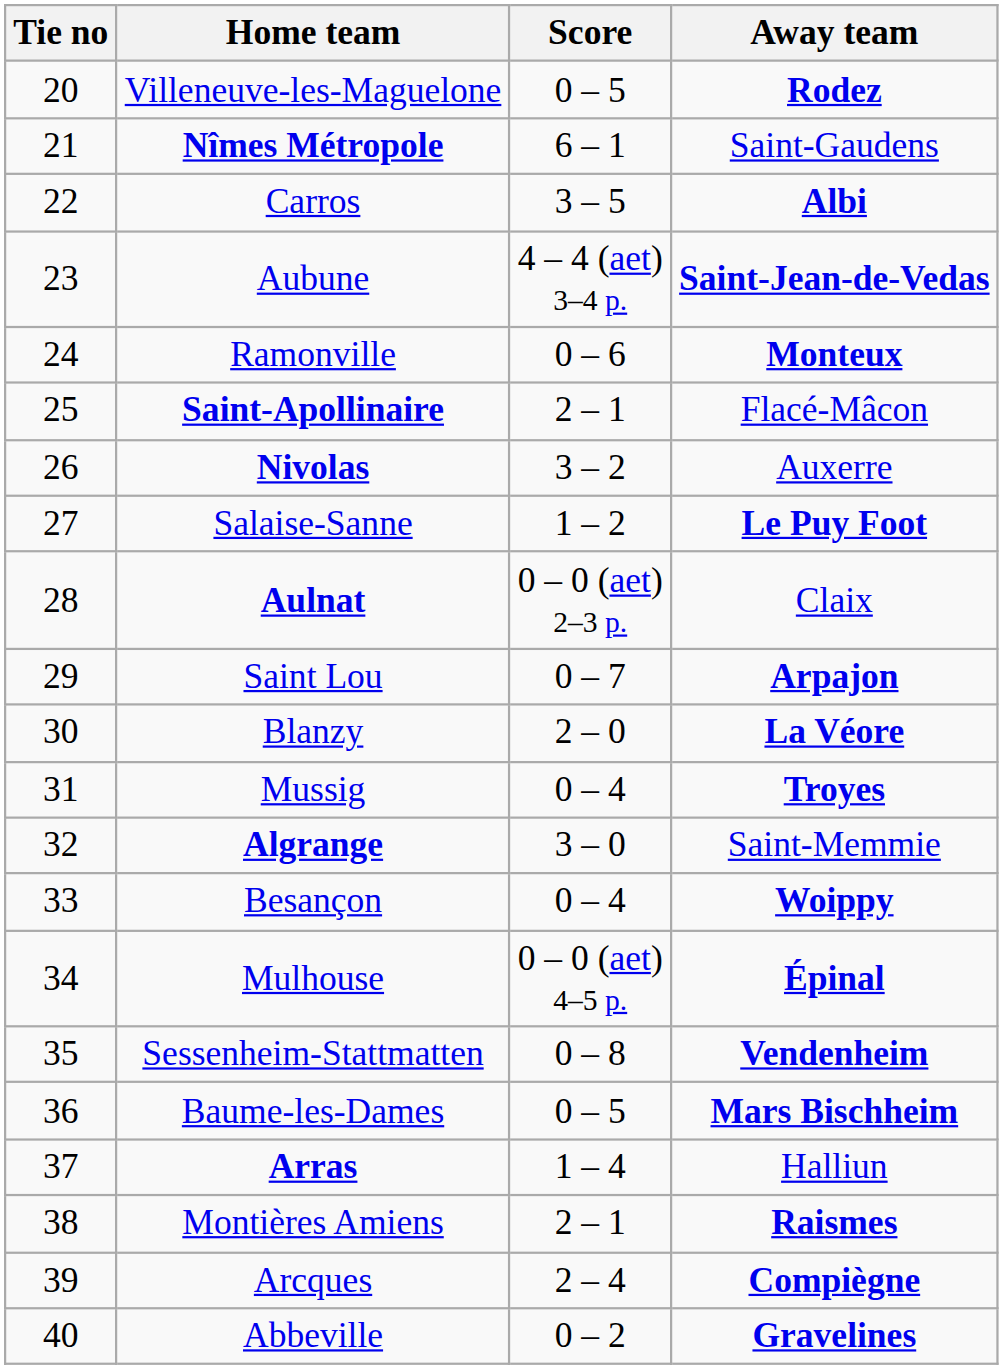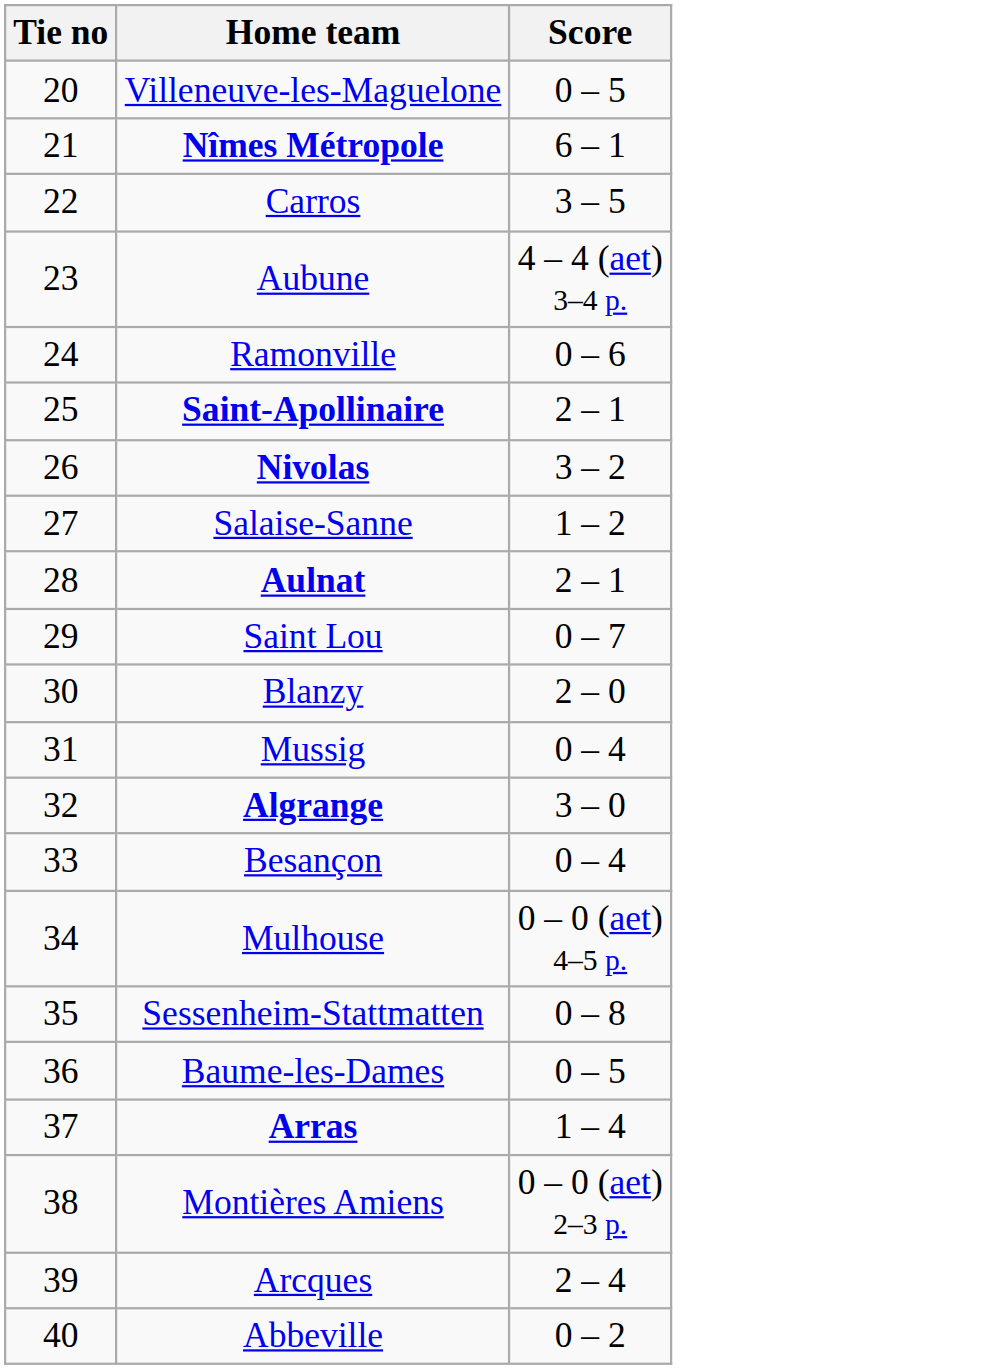- column: (834, 32)
(590, 599) 0 – 0 (aet) 2–3 p. -> (590, 579) 2 – 1
(590, 1222) 2 – 1 -> (590, 1202) 0 – 0 (aet) 2–3 p.
